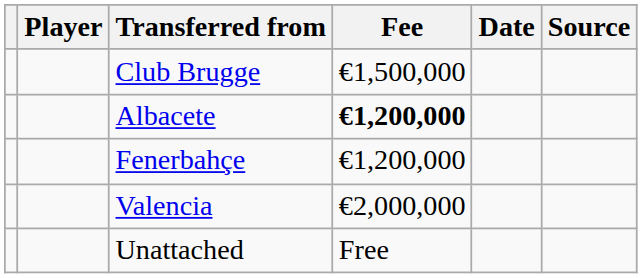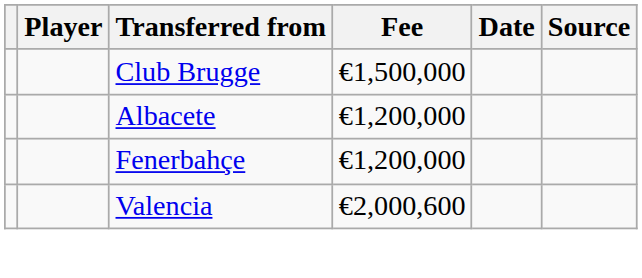(402, 116) bold -> (402, 116) normal
(402, 205) €2,000,000 -> (402, 205) €2,000,600
- row: (180, 250)
